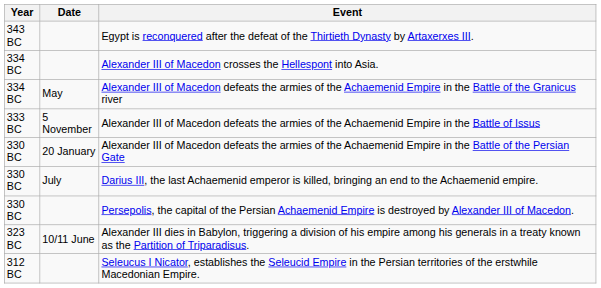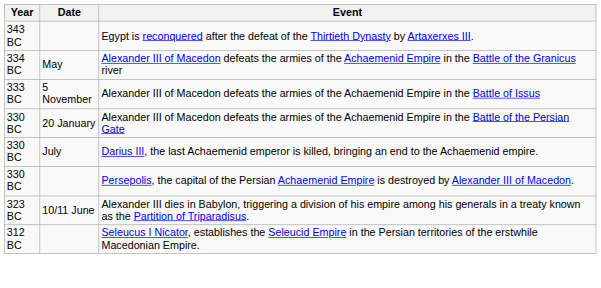- row: (240, 65)
